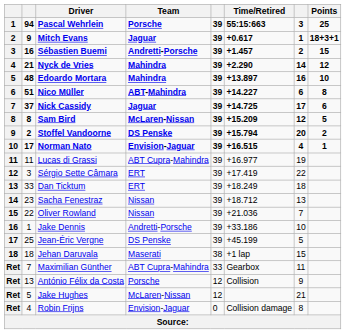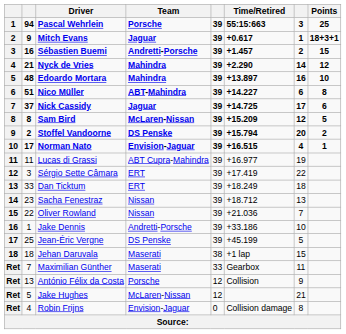(168, 267) ABT Cupra-Mahindra -> (144, 267) Maserati
